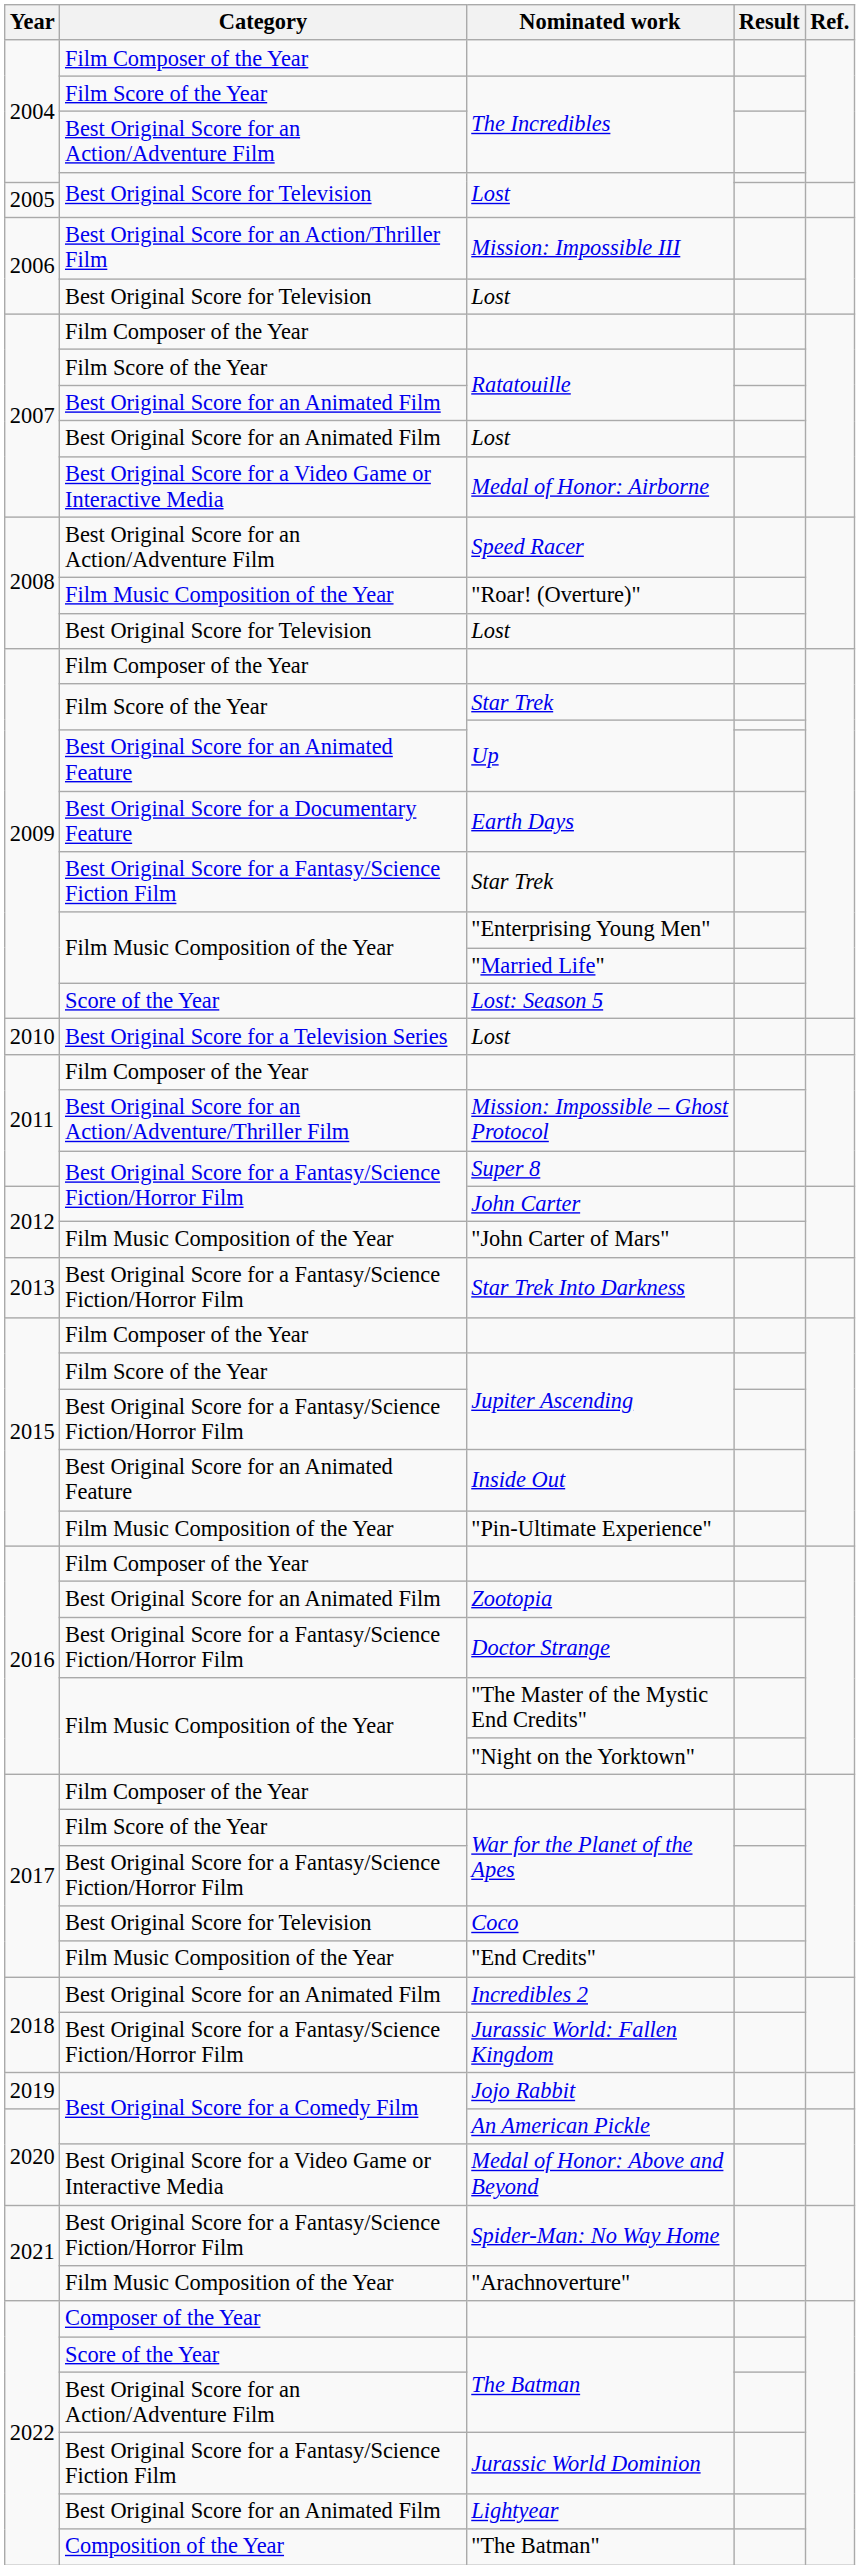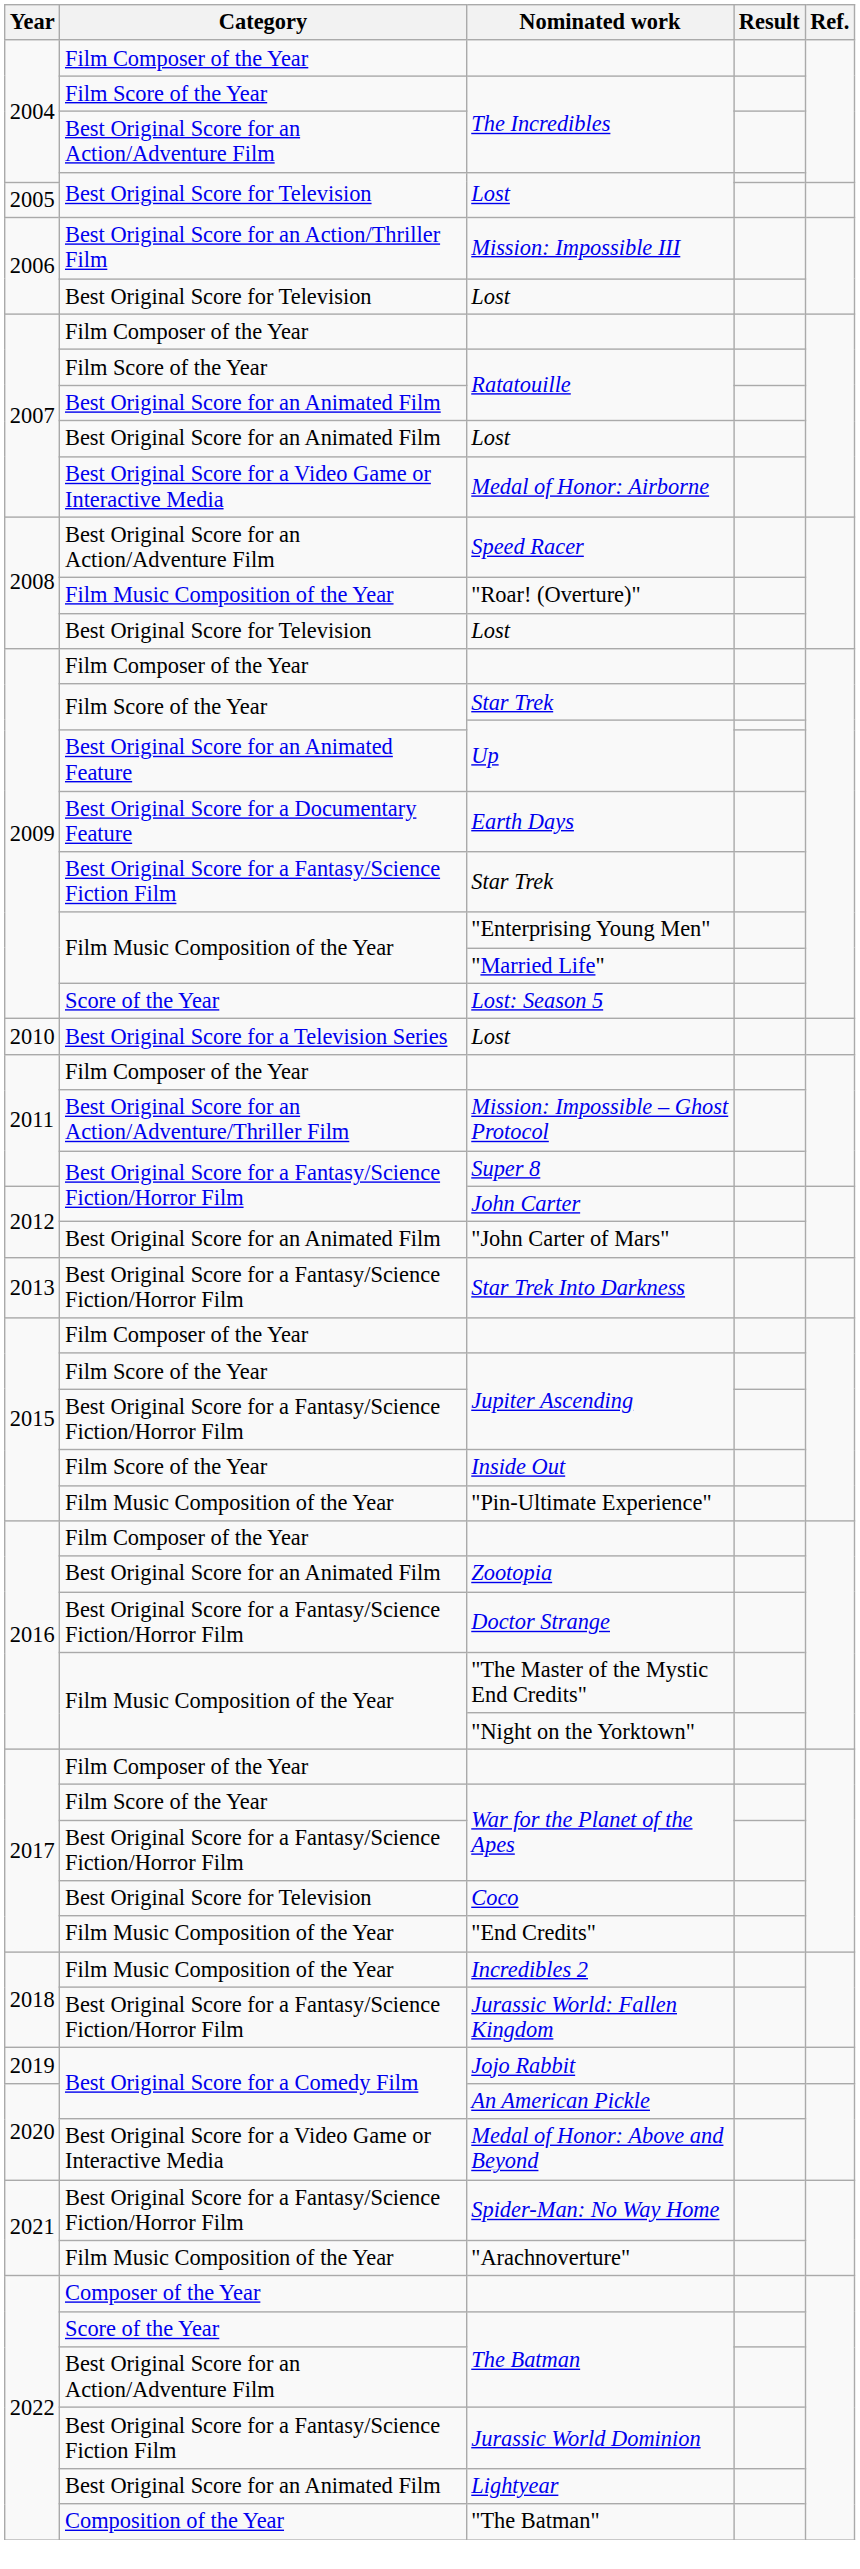(229, 1239) Film Music Composition of the Year -> (253, 1239) Best Original Score for an Animated Film
(229, 1479) Best Original Score for an Animated Feature -> (166, 1467) Film Score of the Year
(253, 1994) Best Original Score for an Animated Film -> (229, 1969) Film Music Composition of the Year
